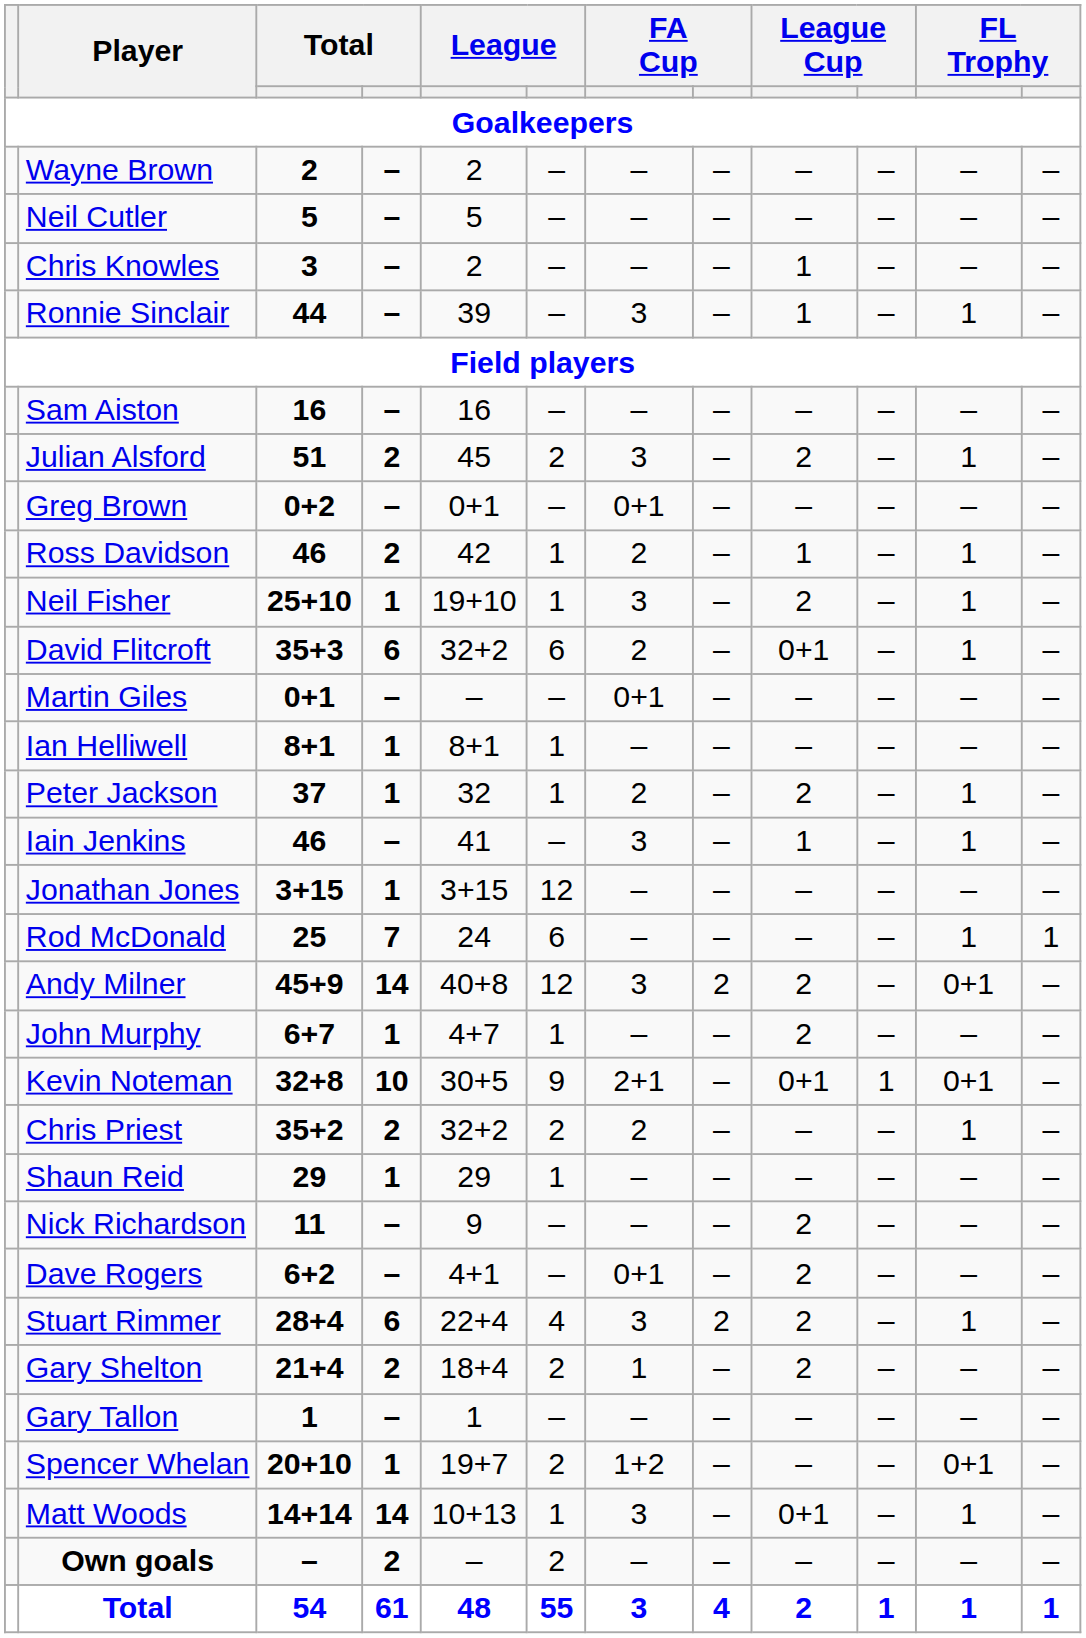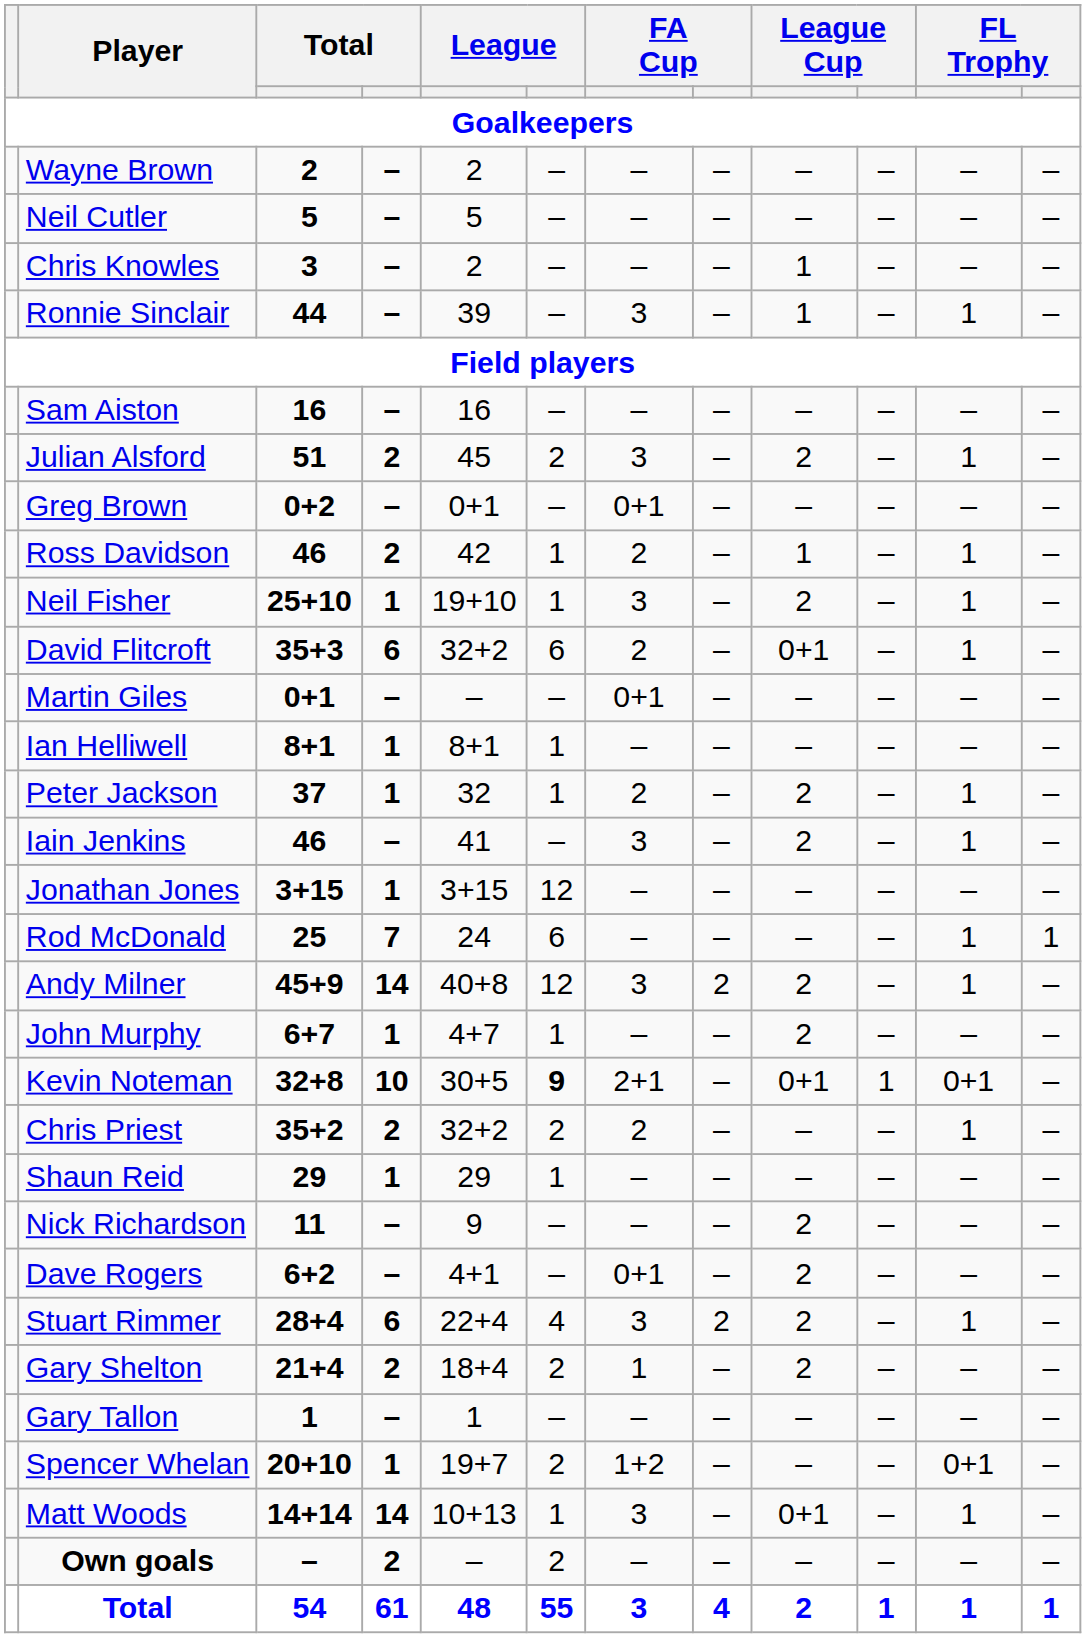(804, 841) 1 -> (804, 841) 2
(969, 985) 0+1 -> (969, 985) 1
(557, 1081) normal -> (557, 1081) bold
